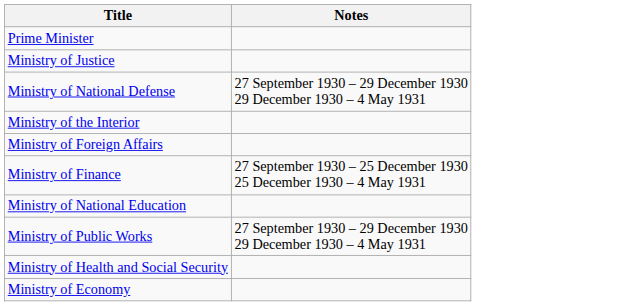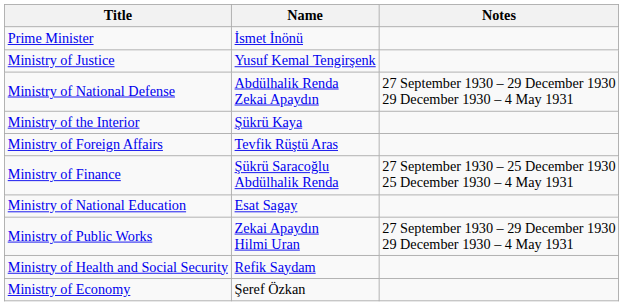+ column: (305, 15)
